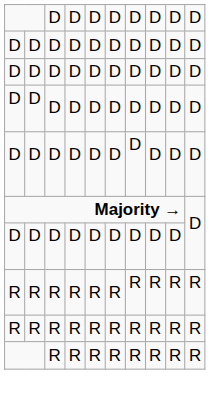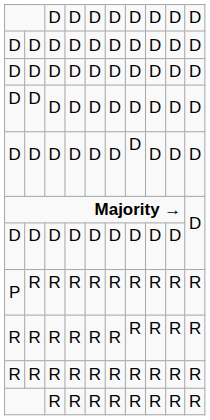+ row: (15, 292)
